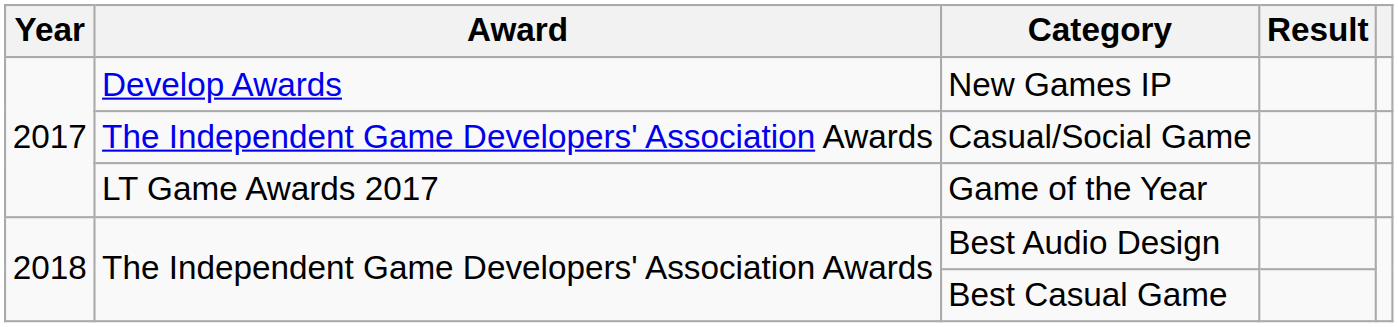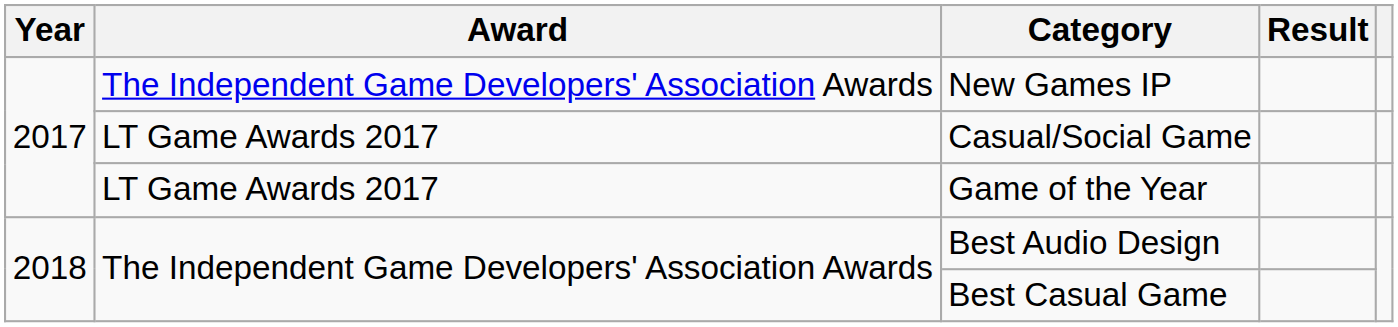(222, 83) Develop Awards -> (518, 83) The Independent Game Developers' Association Awards
(518, 136) The Independent Game Developers' Association Awards -> (270, 136) LT Game Awards 2017
